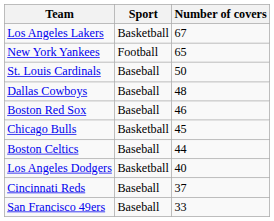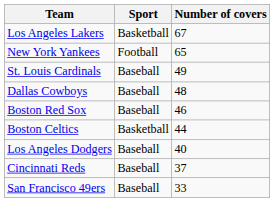(181, 71) 50 -> (181, 71) 49
- row: (42, 129)
(138, 149) Baseball -> (143, 129) Basketball
(143, 168) Basketball -> (138, 149) Baseball
